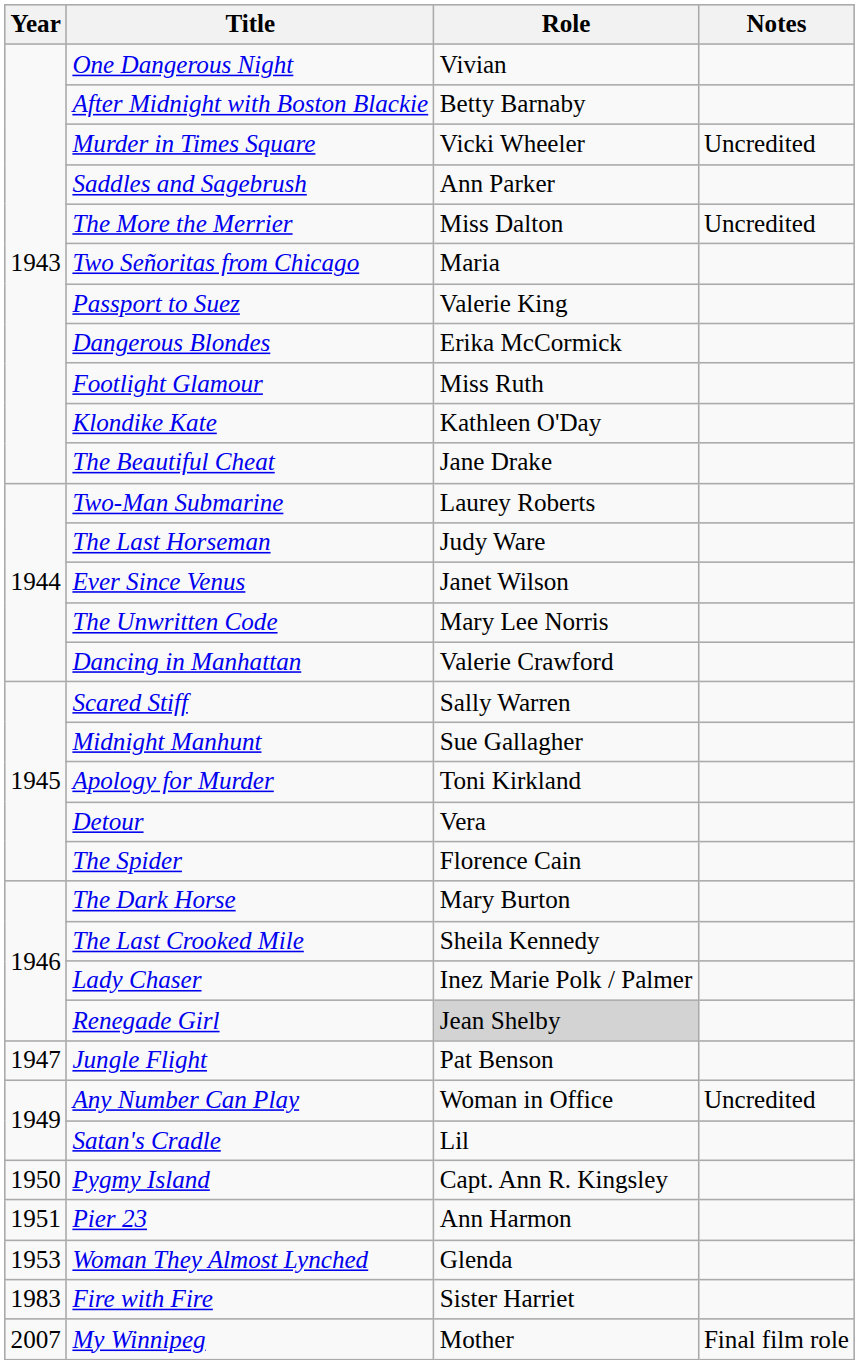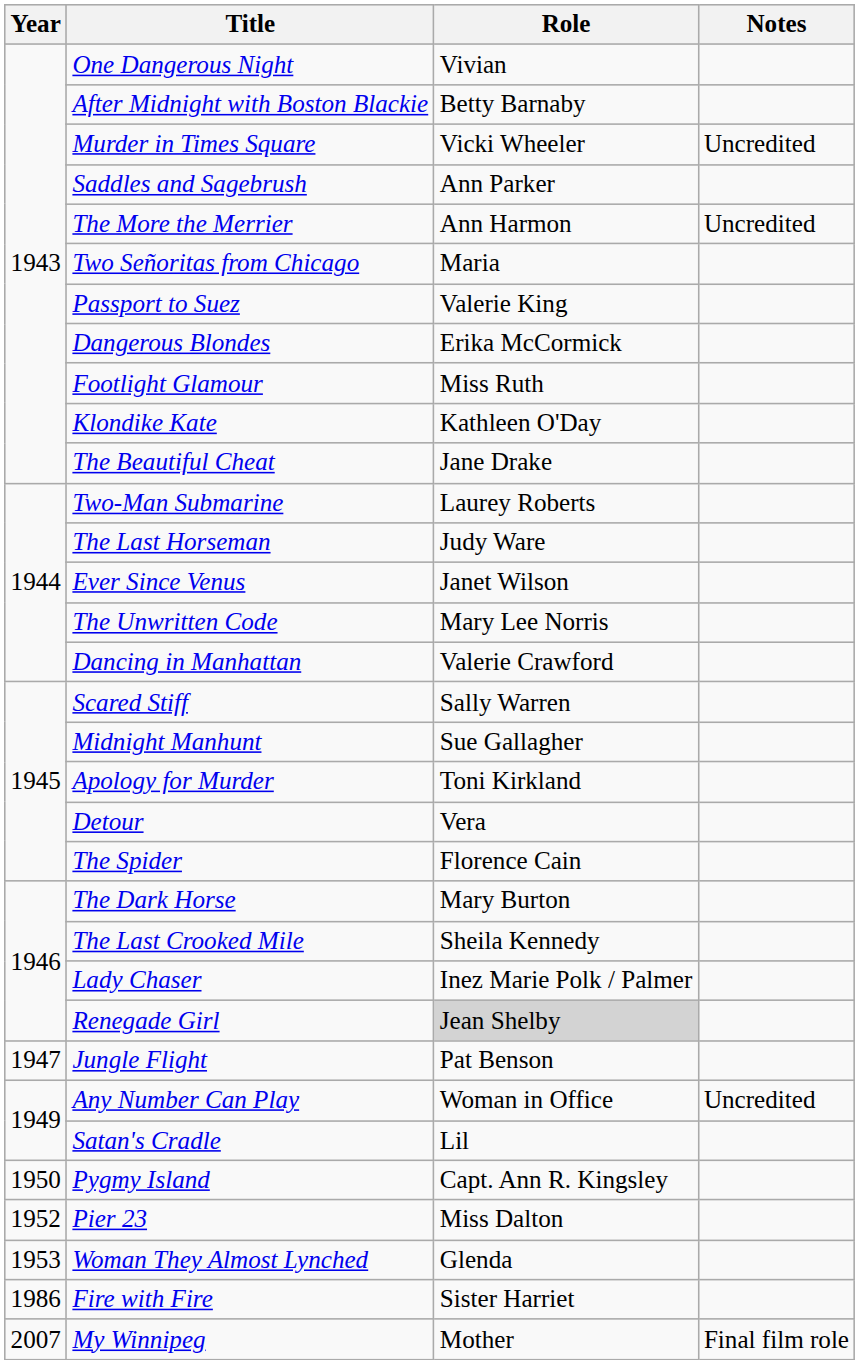(502, 223) Miss Dalton -> (506, 223) Ann Harmon
(36, 1219) 1951 -> (36, 1219) 1952
(506, 1219) Ann Harmon -> (502, 1219) Miss Dalton
(36, 1299) 1983 -> (36, 1299) 1986
